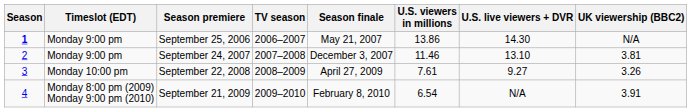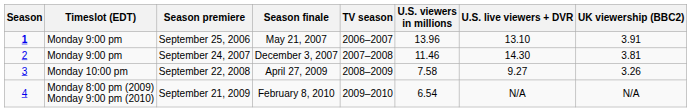columns swapped: (351, 18) <-> (280, 18)
(427, 39) 13.86 -> (427, 39) 13.96
(517, 39) 14.30 -> (517, 39) 13.10
(631, 39) N/A -> (631, 39) 3.91
(517, 55) 13.10 -> (517, 55) 14.30
(427, 71) 7.61 -> (427, 71) 7.58
(631, 93) 3.91 -> (631, 93) N/A
